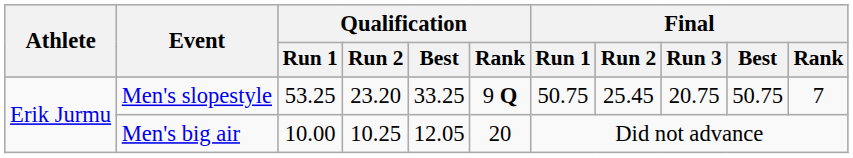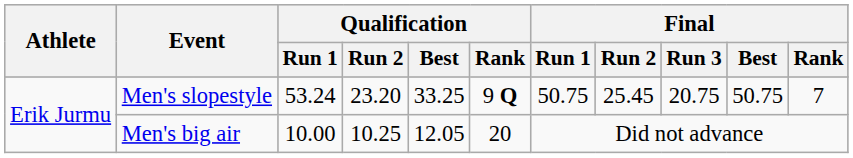(310, 96) 53.25 -> (310, 96) 53.24
